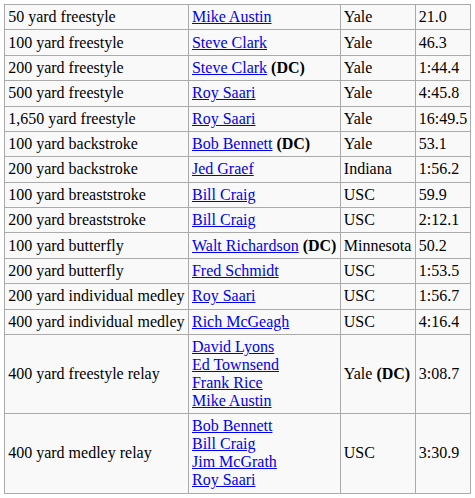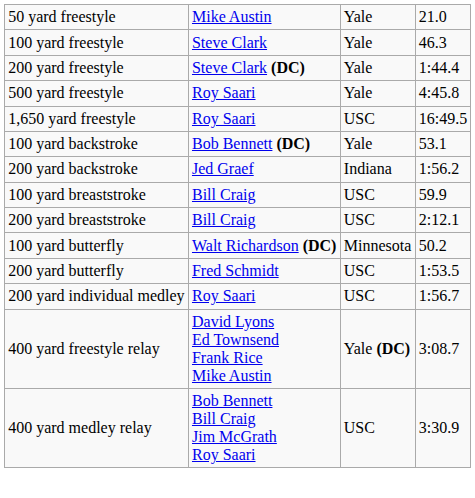(358, 118) Yale -> (359, 118) USC
- row: (96, 321)
